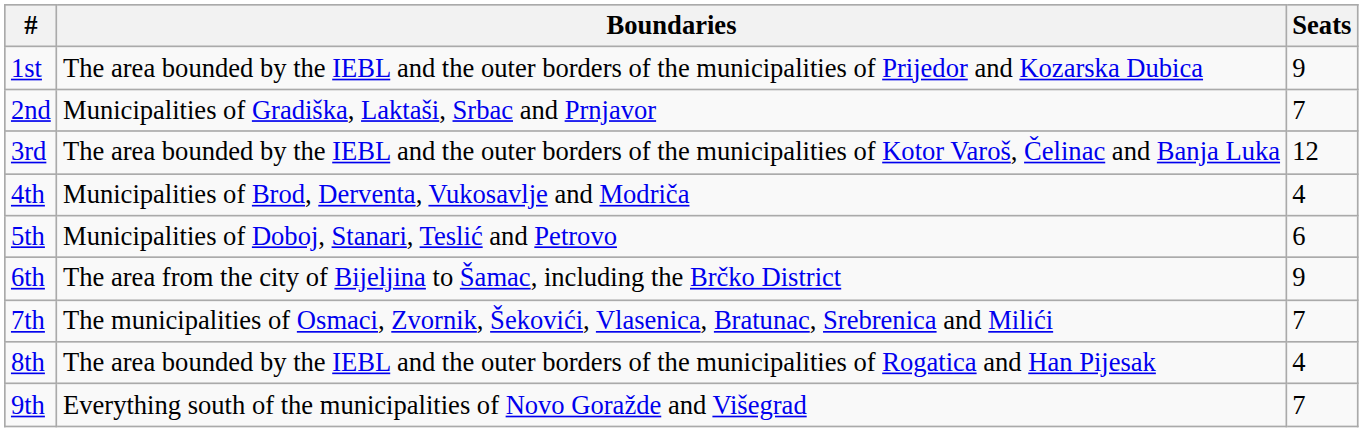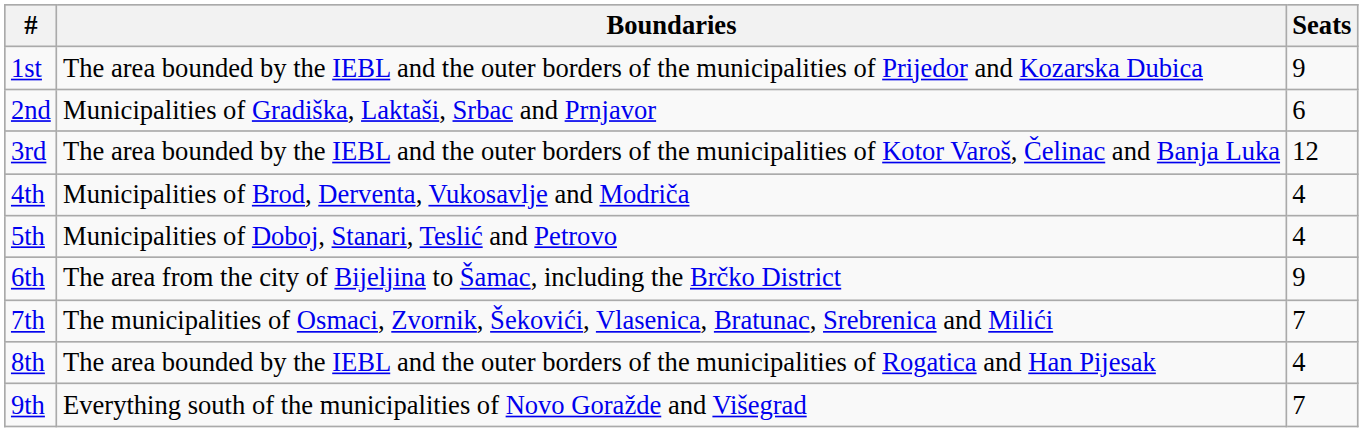(1299, 109) 7 -> (1299, 109) 6
(1299, 236) 6 -> (1299, 236) 4
